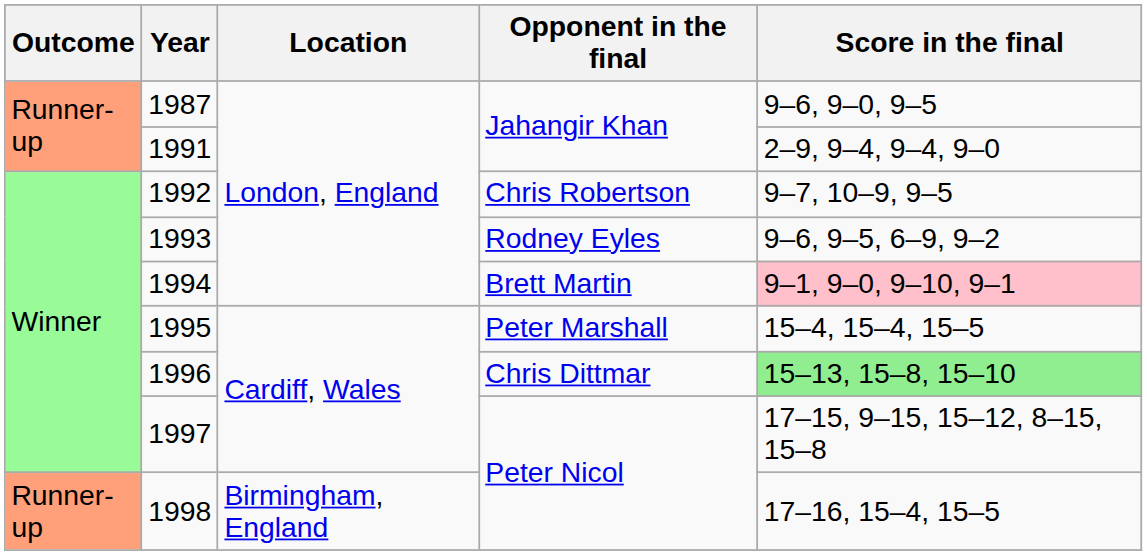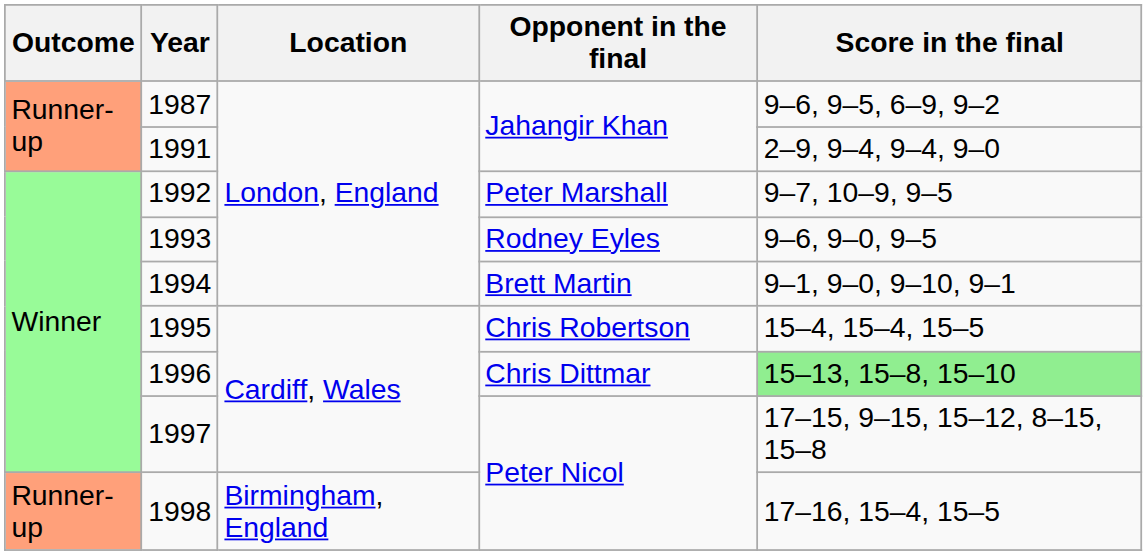(850, 103) 9–6, 9–0, 9–5 -> (882, 103) 9–6, 9–5, 6–9, 9–2
(588, 193) Chris Robertson -> (577, 193) Peter Marshall
(882, 238) 9–6, 9–5, 6–9, 9–2 -> (850, 238) 9–6, 9–0, 9–5
(890, 283) pink background -> (890, 283) no background
(577, 328) Peter Marshall -> (588, 328) Chris Robertson
